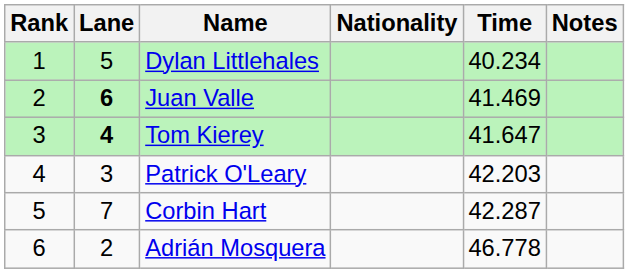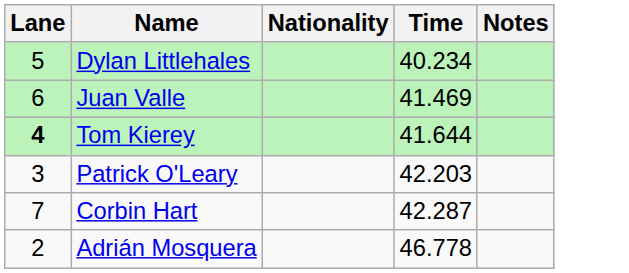- column: (39, 23)
(107, 98) bold -> (38, 98) normal
(505, 135) 41.647 -> (436, 135) 41.644
